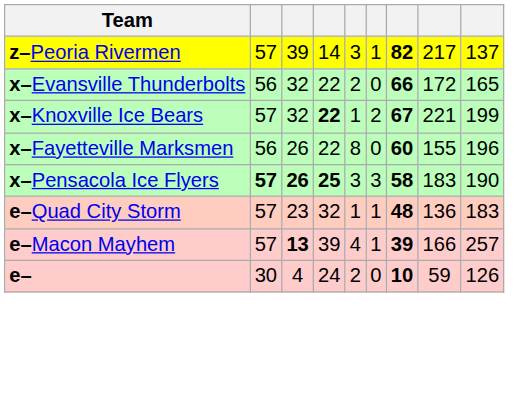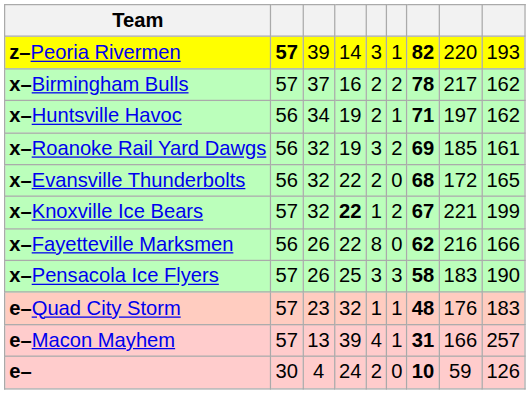(266, 52) normal -> (287, 52) bold
(439, 52) 217 -> (460, 52) 220
(482, 52) 137 -> (503, 52) 193
+ row: (99, 84)
+ row: (96, 116)
+ row: (138, 148)
(402, 84) 66 -> (423, 180) 68
(402, 148) 60 -> (423, 244) 62
(439, 148) 155 -> (460, 244) 216
(482, 148) 196 -> (503, 244) 166
(266, 180) bold -> (287, 276) normal
(298, 180) bold -> (318, 276) normal
(329, 180) bold -> (350, 276) normal
(439, 212) 136 -> (460, 308) 176
(298, 244) bold -> (318, 340) normal
(402, 244) 39 -> (423, 340) 31
